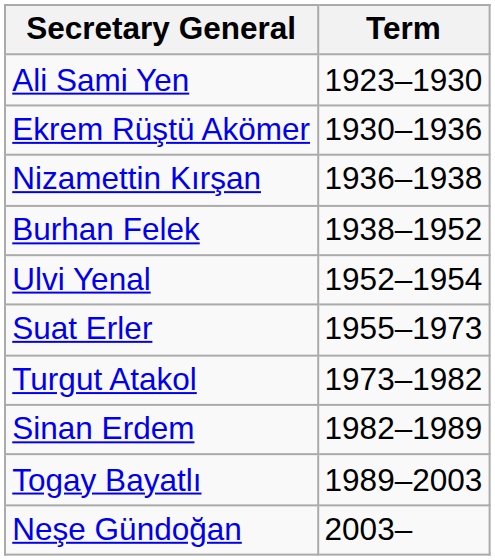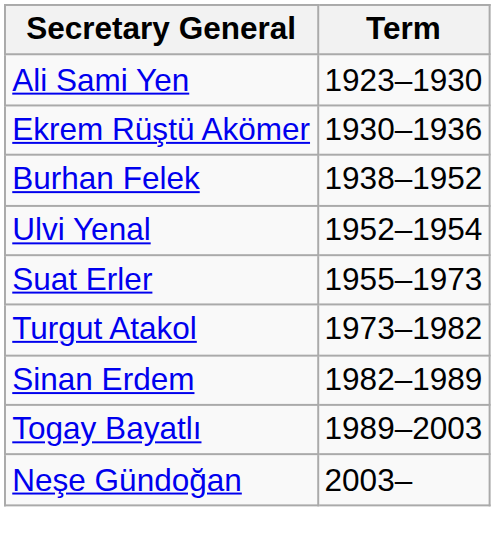- row: (137, 179)
